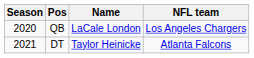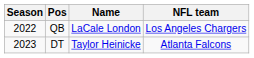(25, 28) 2020 -> (25, 28) 2022
(25, 45) 2021 -> (25, 45) 2023
